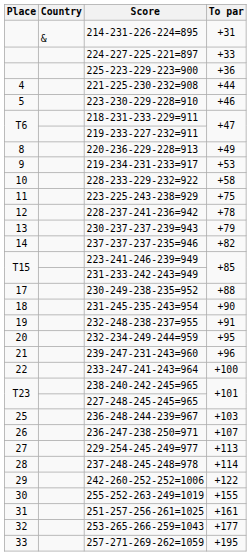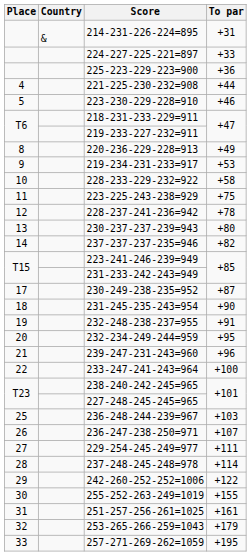(226, 228) +79 -> (226, 228) +80
(226, 291) +88 -> (226, 291) +87
(226, 449) +113 -> (226, 449) +111
(226, 528) +177 -> (226, 528) +179
